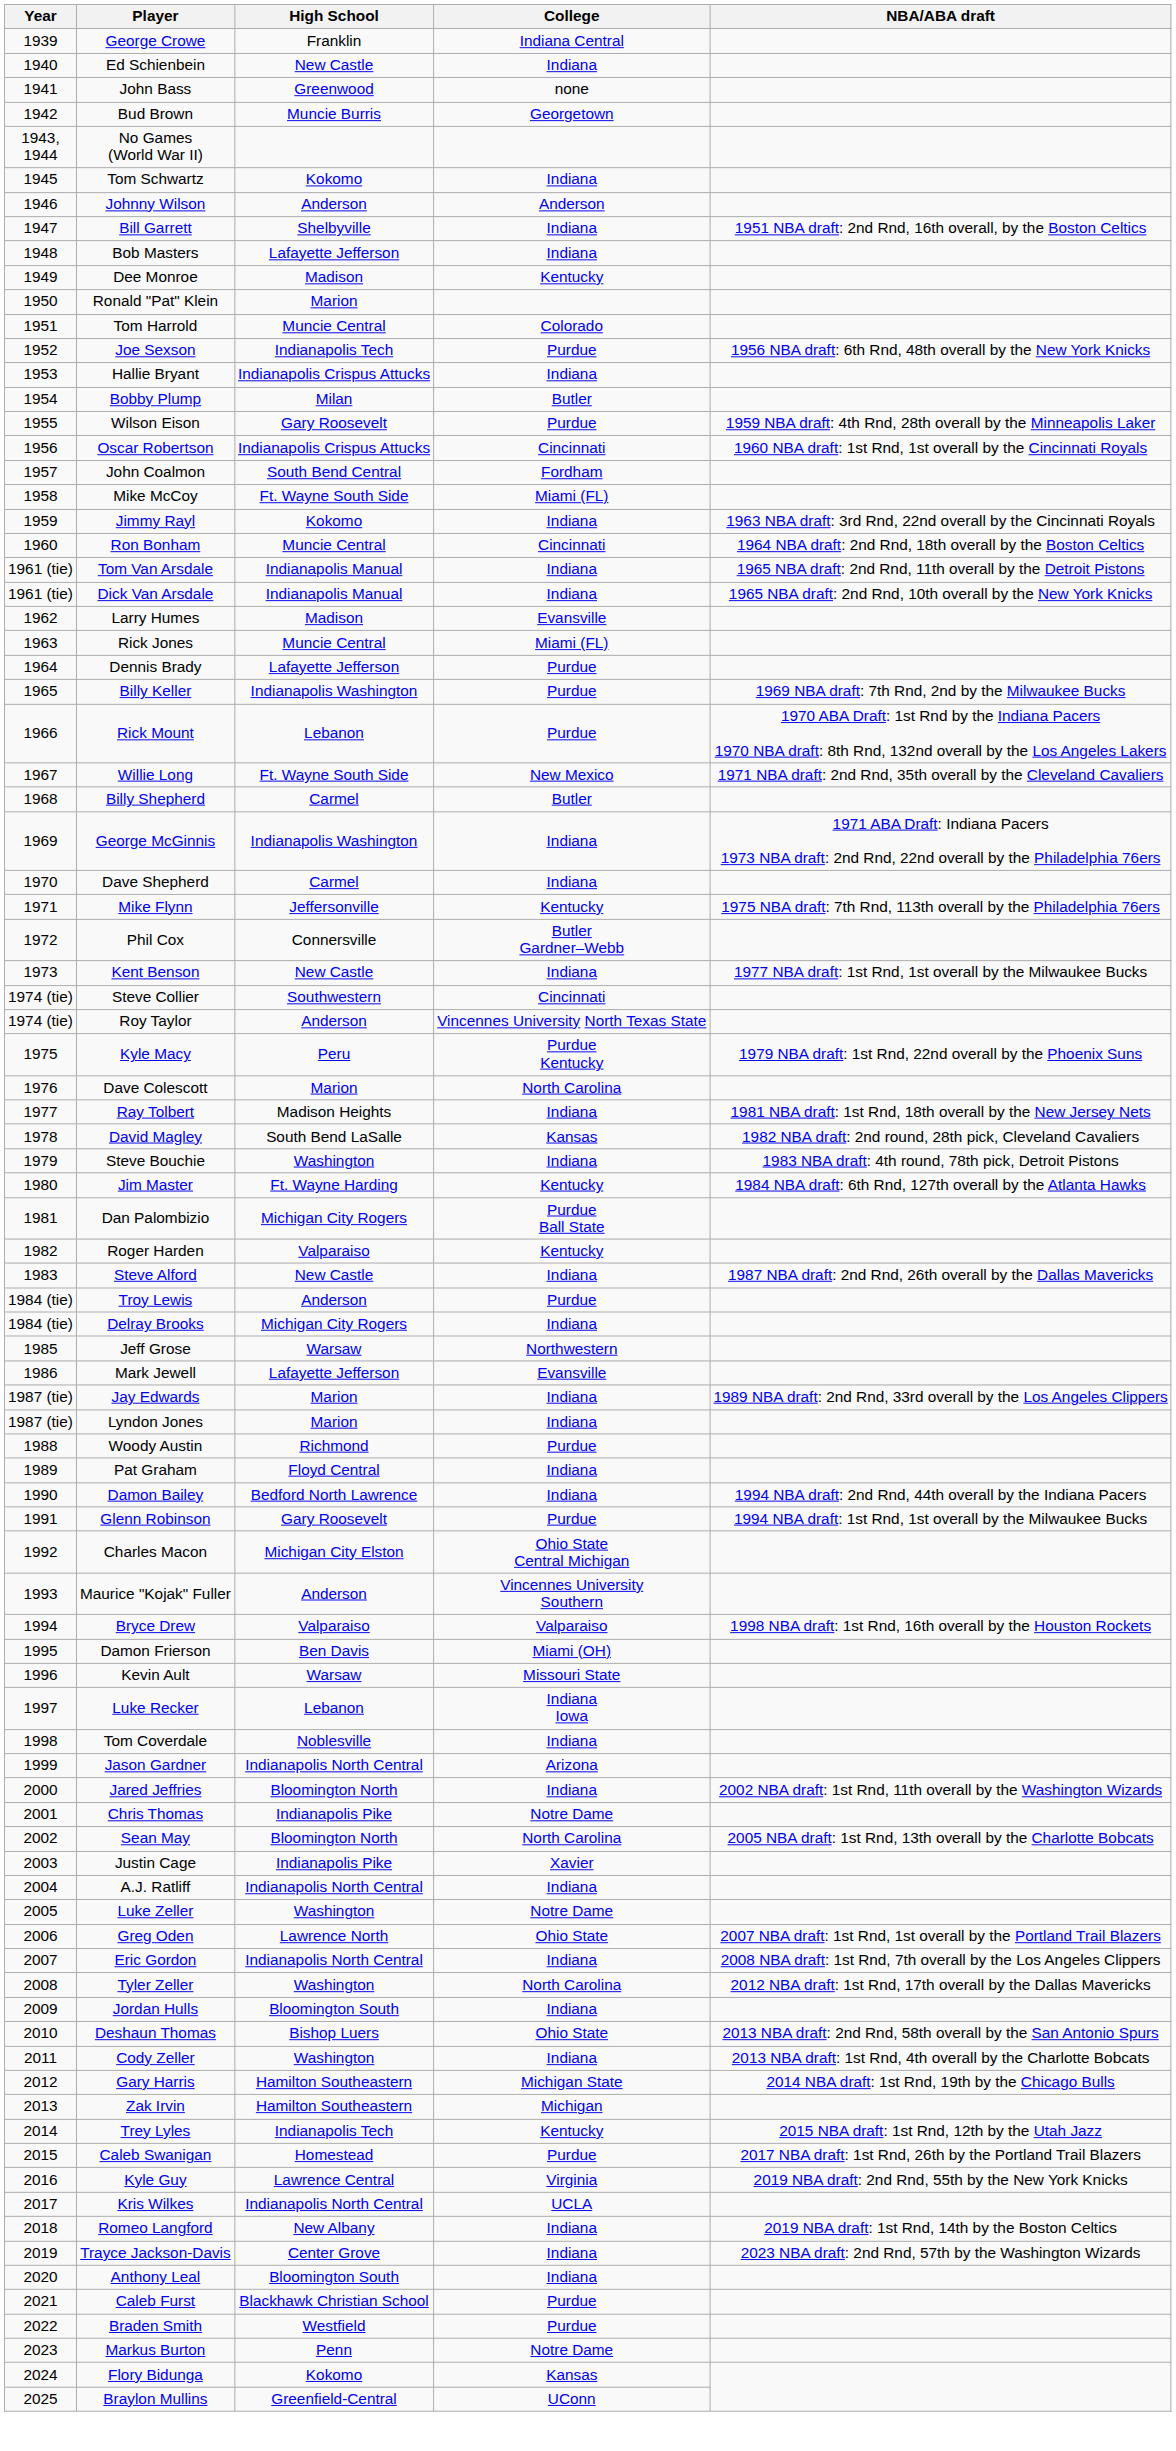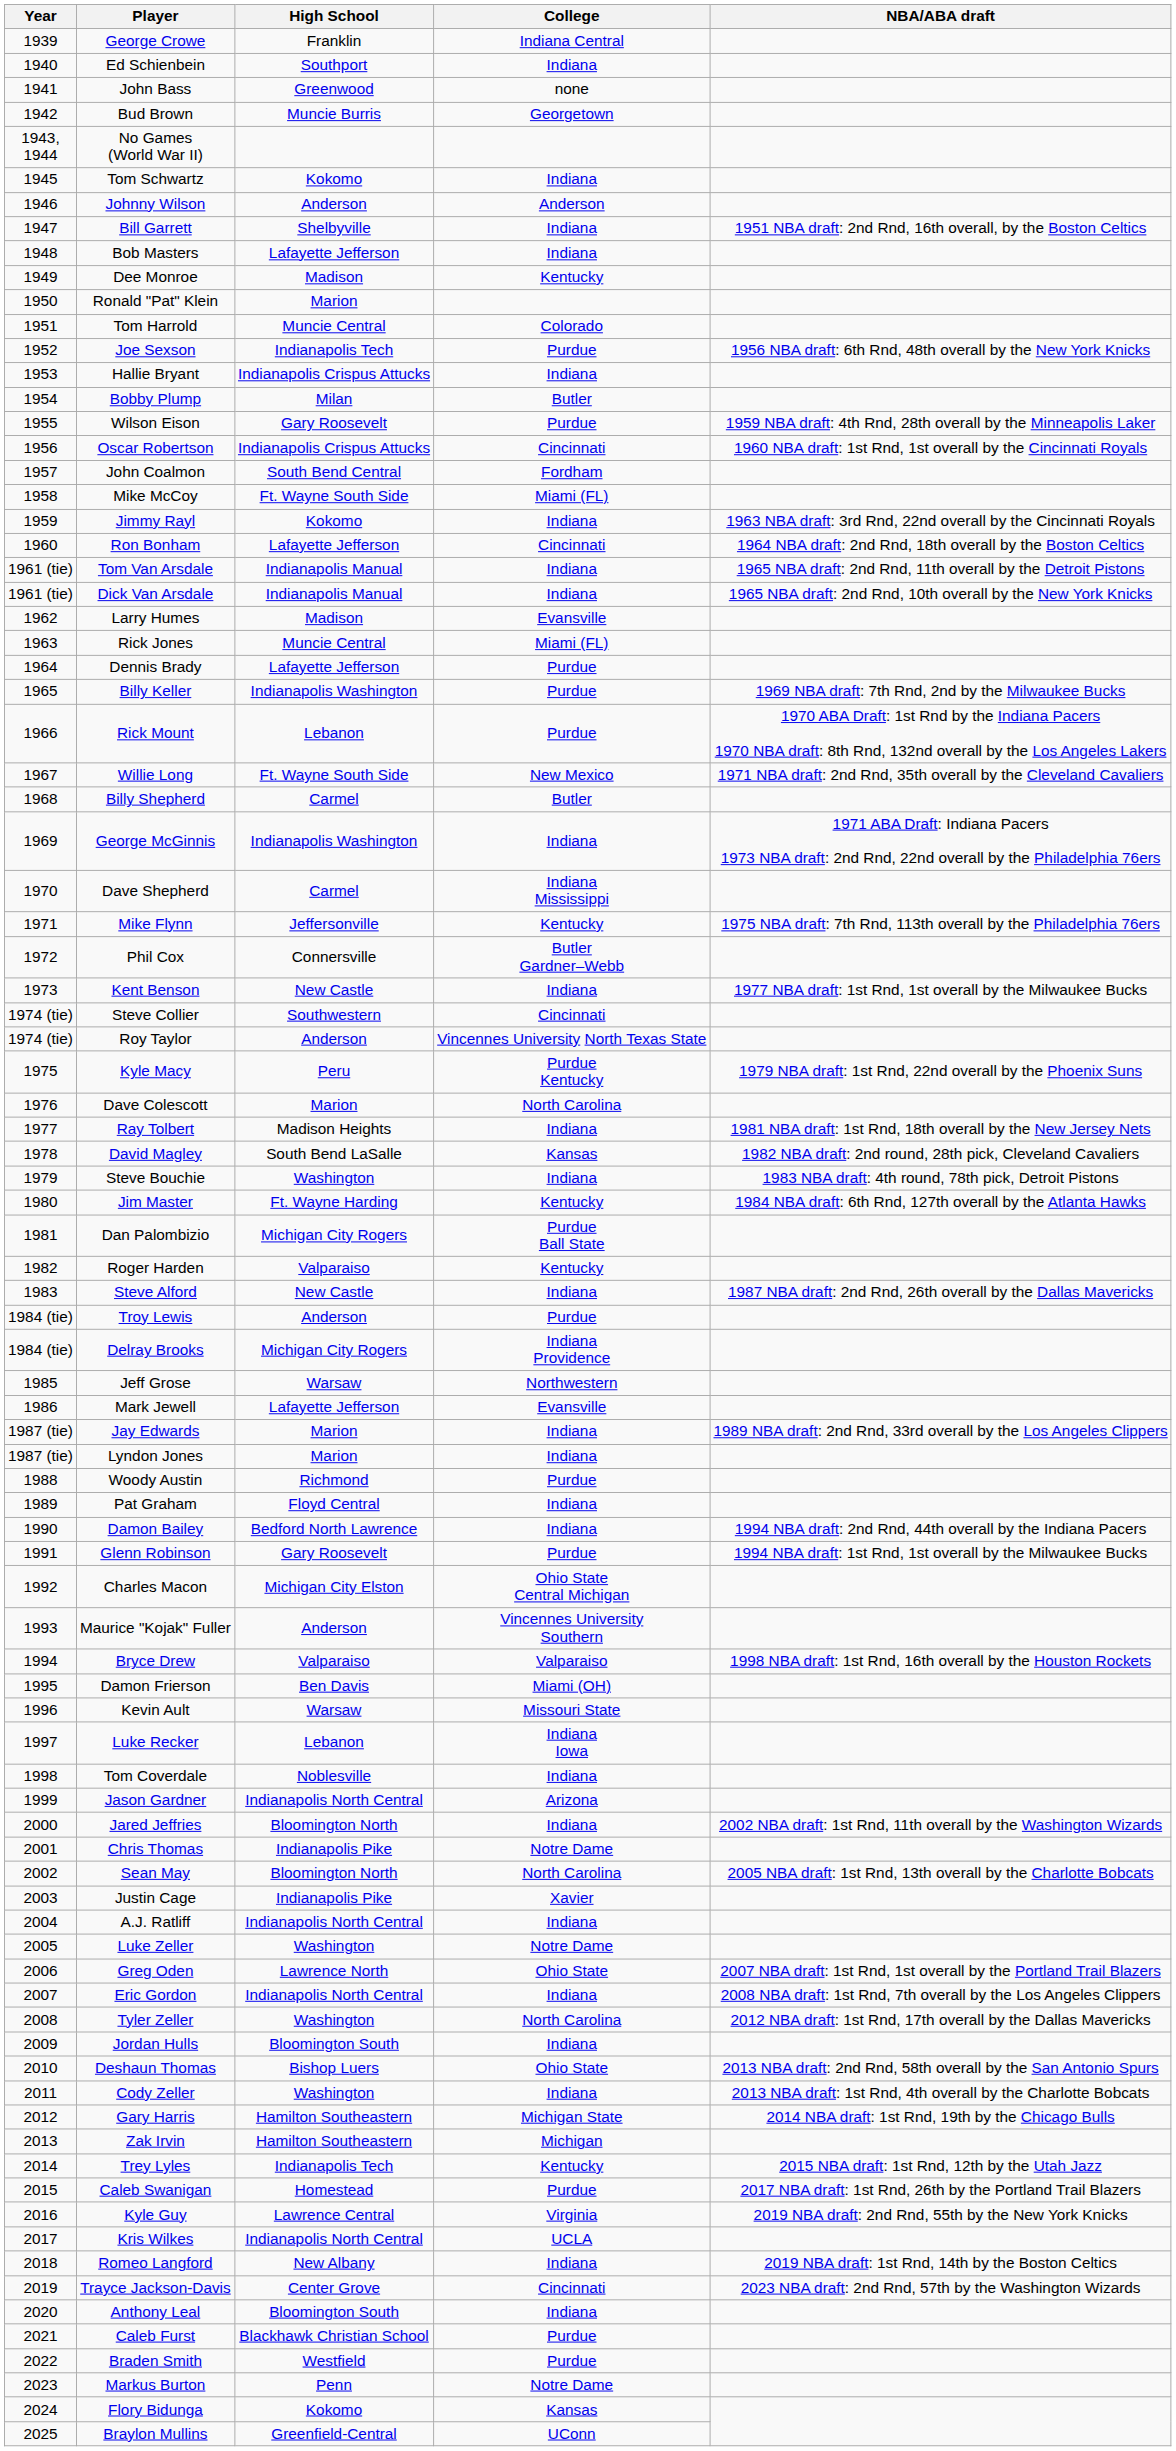(334, 65) New Castle -> (334, 65) Southport
(334, 545) Muncie Central -> (334, 545) Lafayette Jefferson
(572, 882) Indiana -> (572, 891) Indiana Mississippi
(572, 1324) Indiana -> (572, 1350) Indiana Providence
(572, 2252) Indiana -> (572, 2287) Cincinnati
